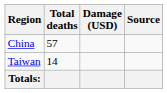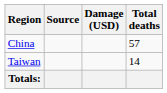columns swapped: (62, 19) <-> (143, 19)
